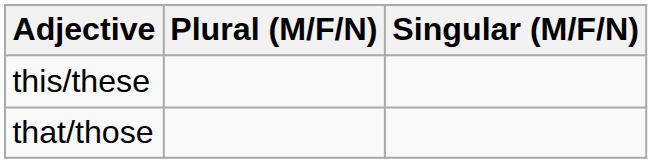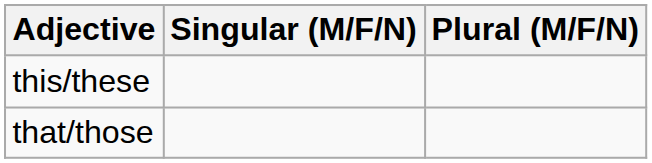columns swapped: (516, 30) <-> (274, 30)
